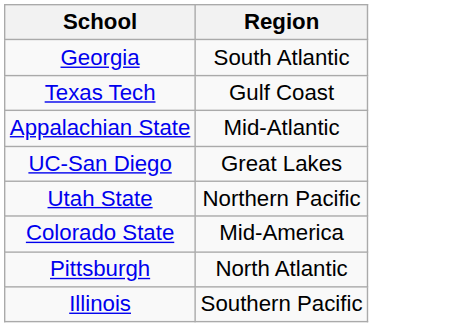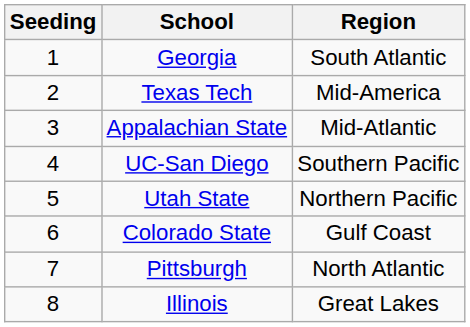+ column: (53, 22)
(282, 92) Gulf Coast -> (378, 92) Mid-America
(282, 163) Great Lakes -> (378, 163) Southern Pacific
(282, 233) Mid-America -> (378, 233) Gulf Coast
(282, 304) Southern Pacific -> (378, 304) Great Lakes
